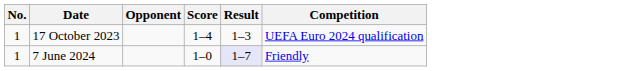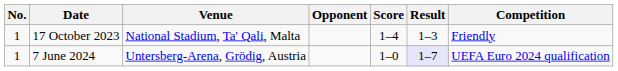+ column: (216, 14)
(344, 35) UEFA Euro 2024 qualification -> (473, 35) Friendly
(287, 55) Friendly -> (531, 55) UEFA Euro 2024 qualification
